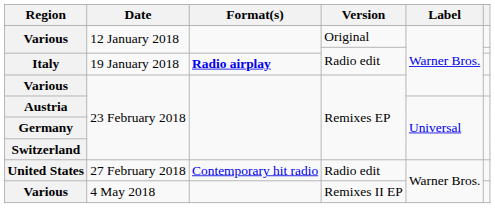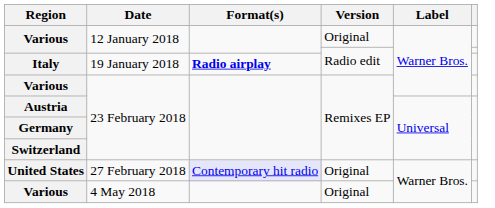(255, 170) no background -> (255, 170) lavender background
(352, 170) Radio edit -> (347, 170) Original
(364, 191) Remixes II EP -> (347, 191) Original
